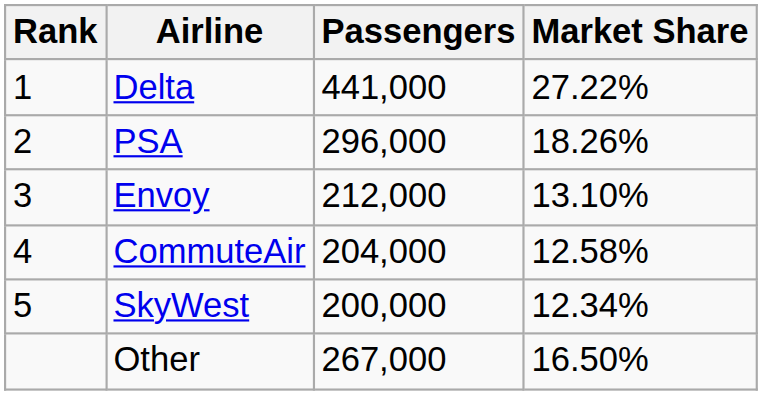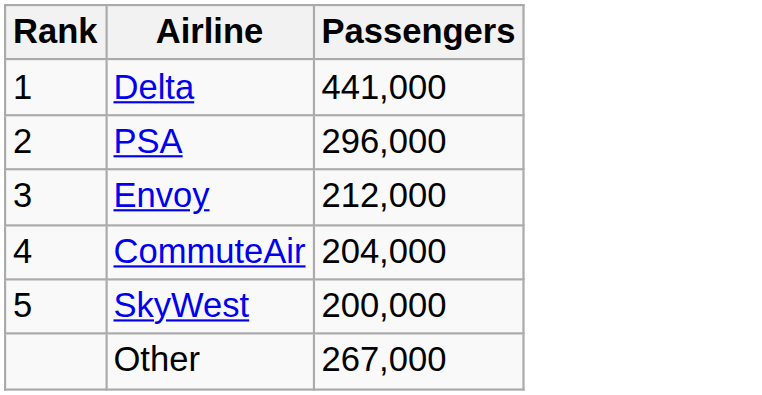- column: (640, 31)
